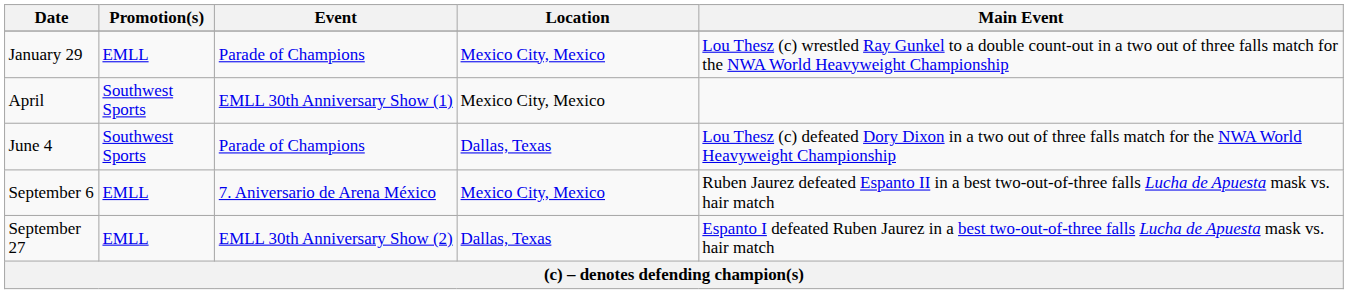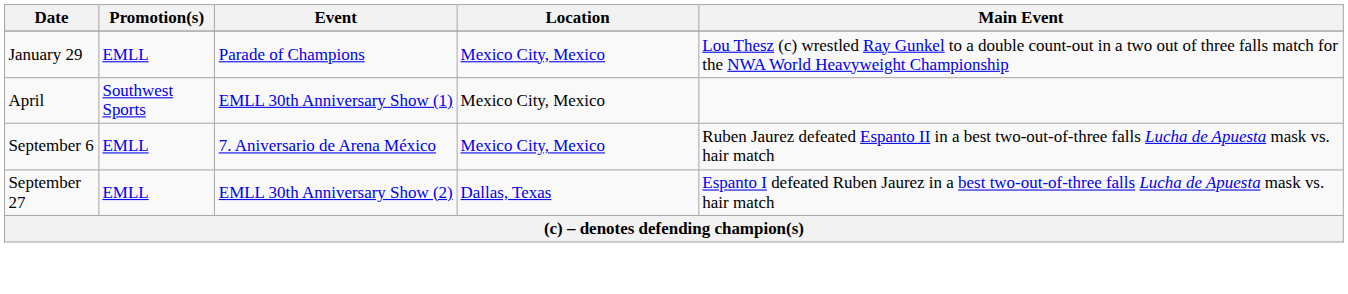- row: (30, 146)
